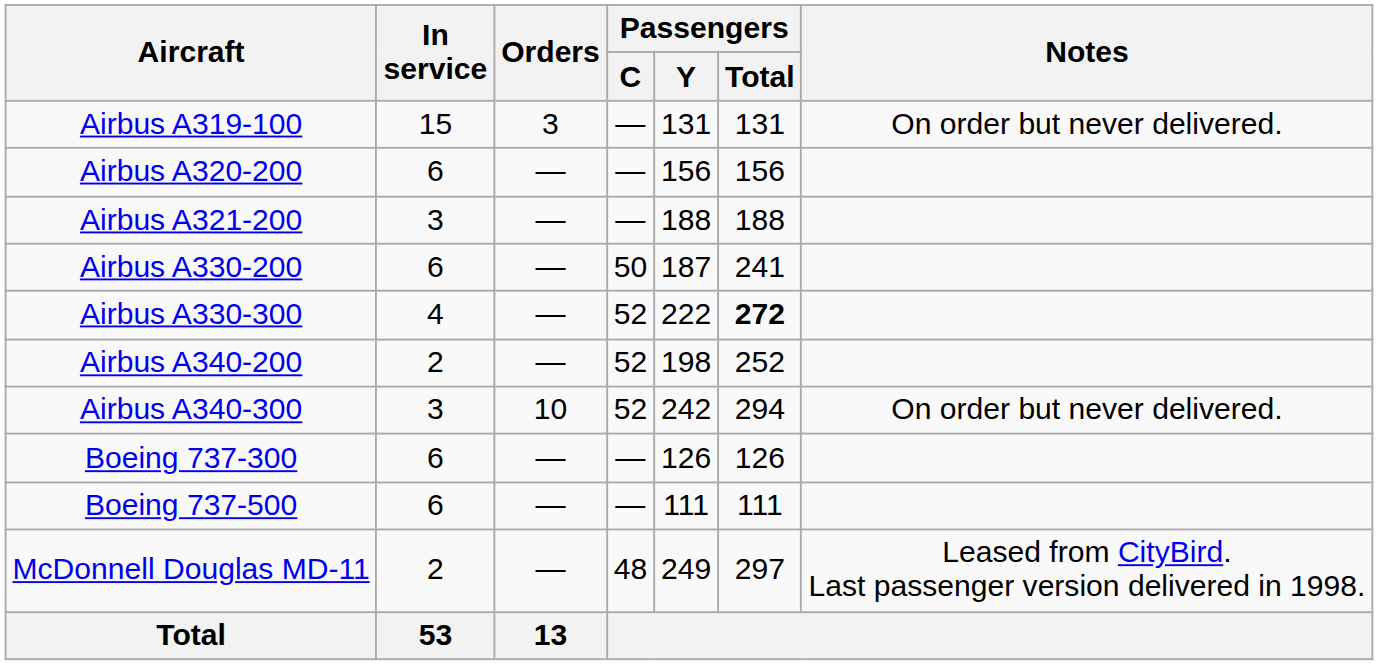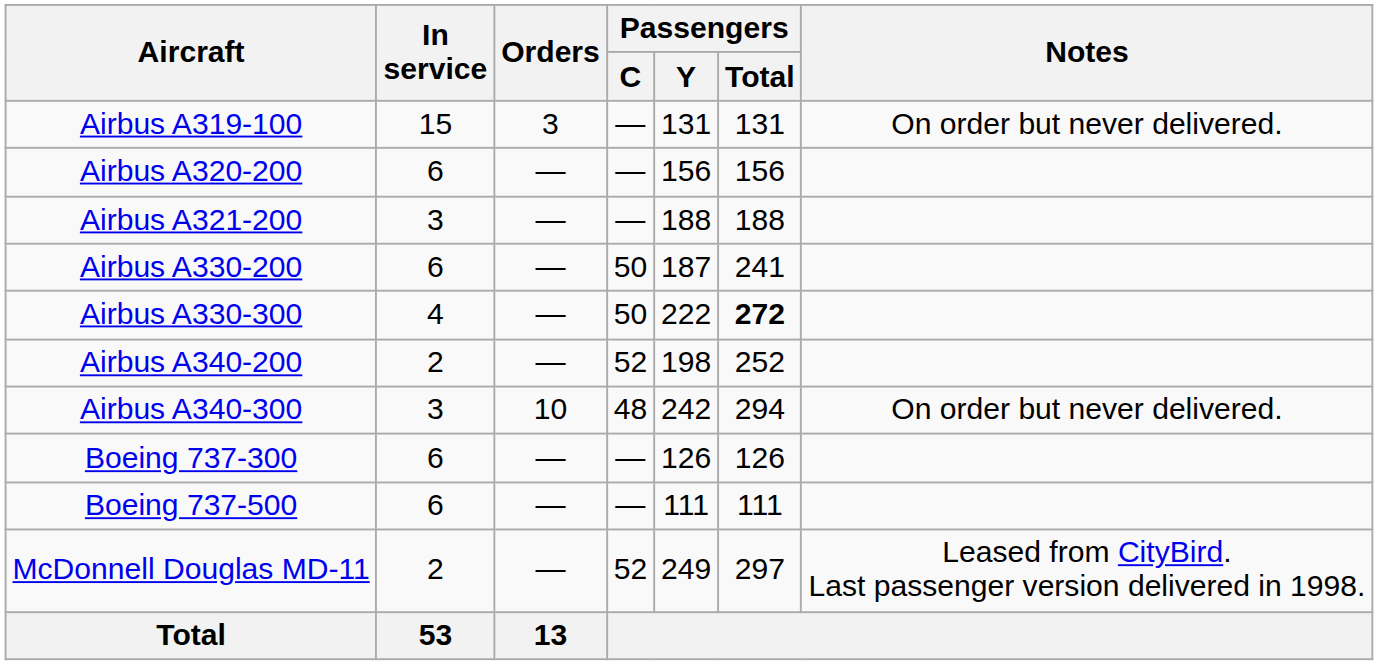(630, 314) 52 -> (630, 314) 50
(630, 409) 52 -> (630, 409) 48
(630, 570) 48 -> (630, 570) 52
